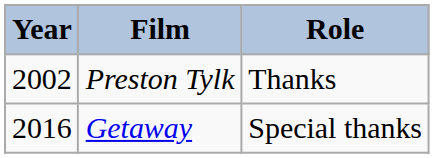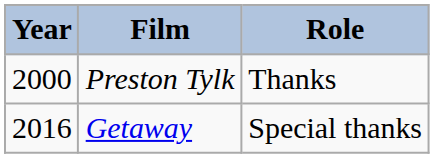(42, 78) 2002 -> (42, 78) 2000
